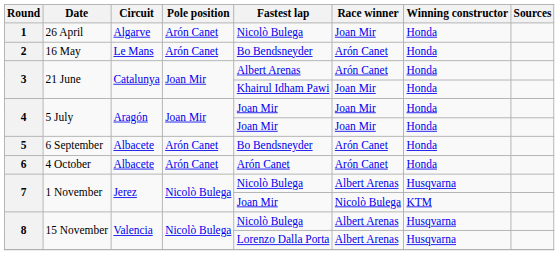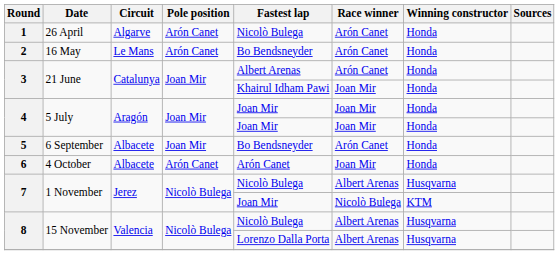(355, 32) Joan Mir -> (361, 32) Arón Canet
(192, 145) Arón Canet -> (186, 145) Joan Mir
(361, 164) Arón Canet -> (355, 164) Joan Mir
